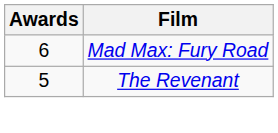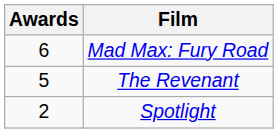+ row: (178, 111)
